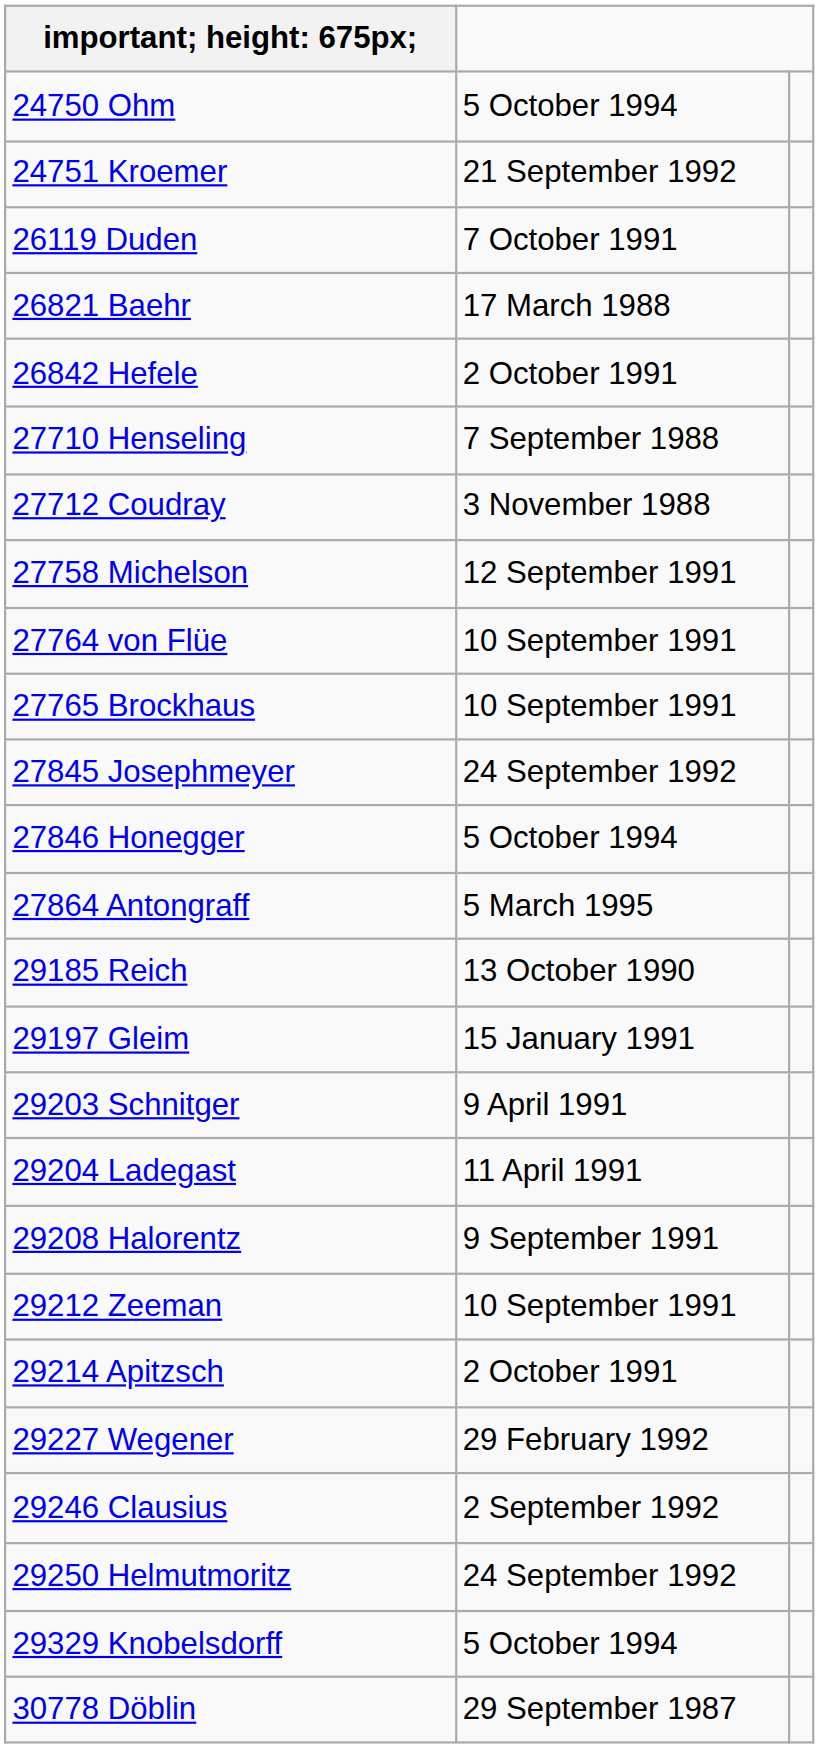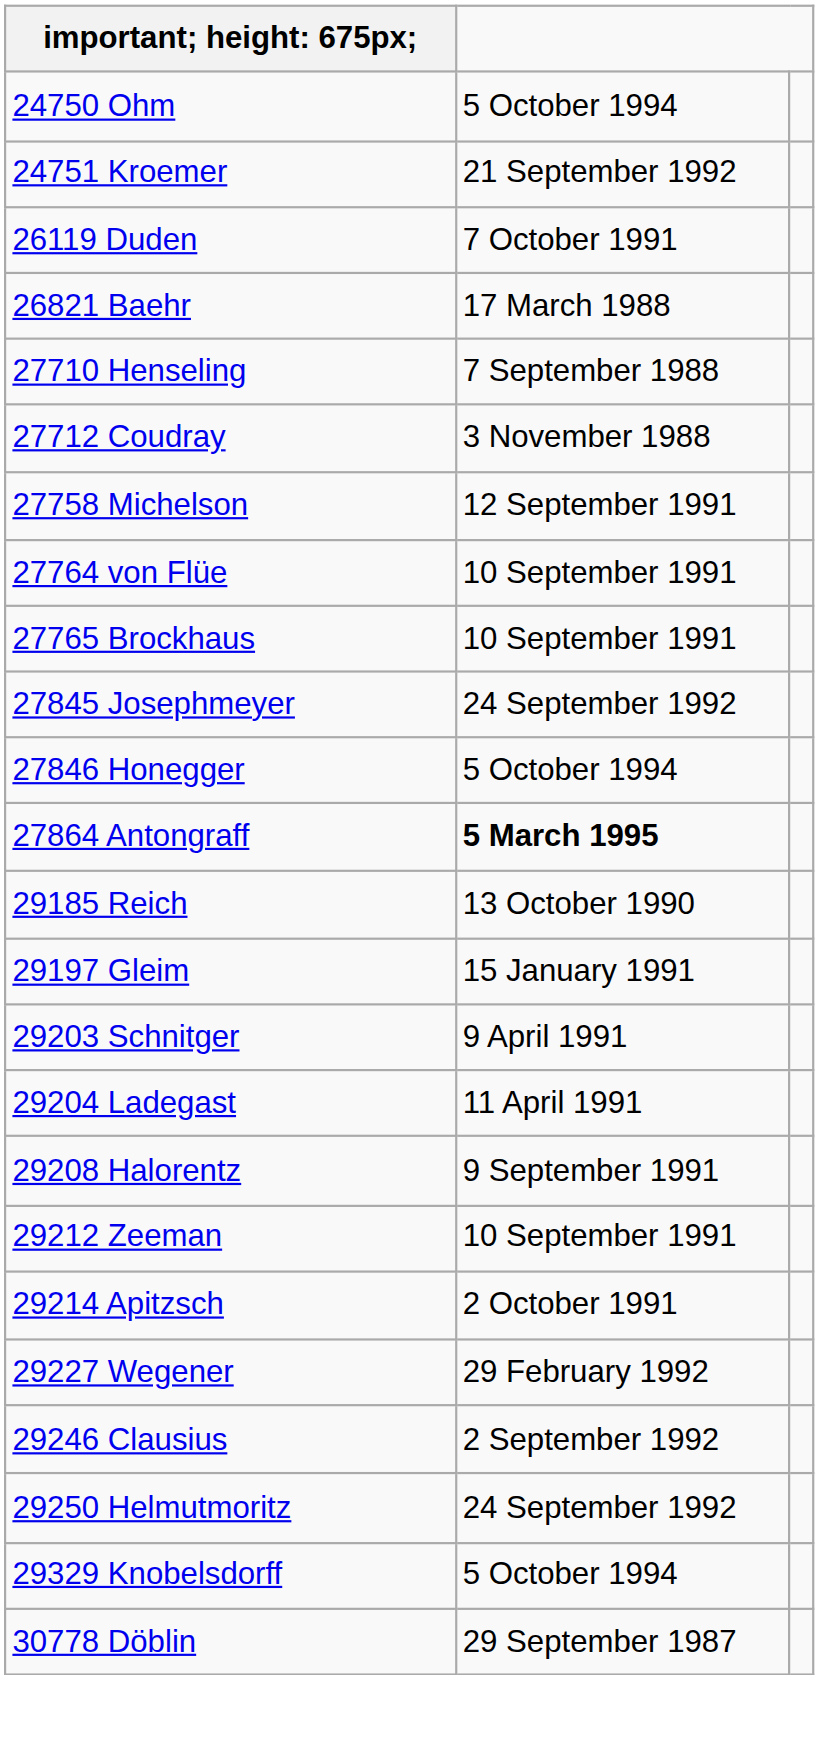- row: (105, 372)
(558, 904) normal -> (561, 835) bold
